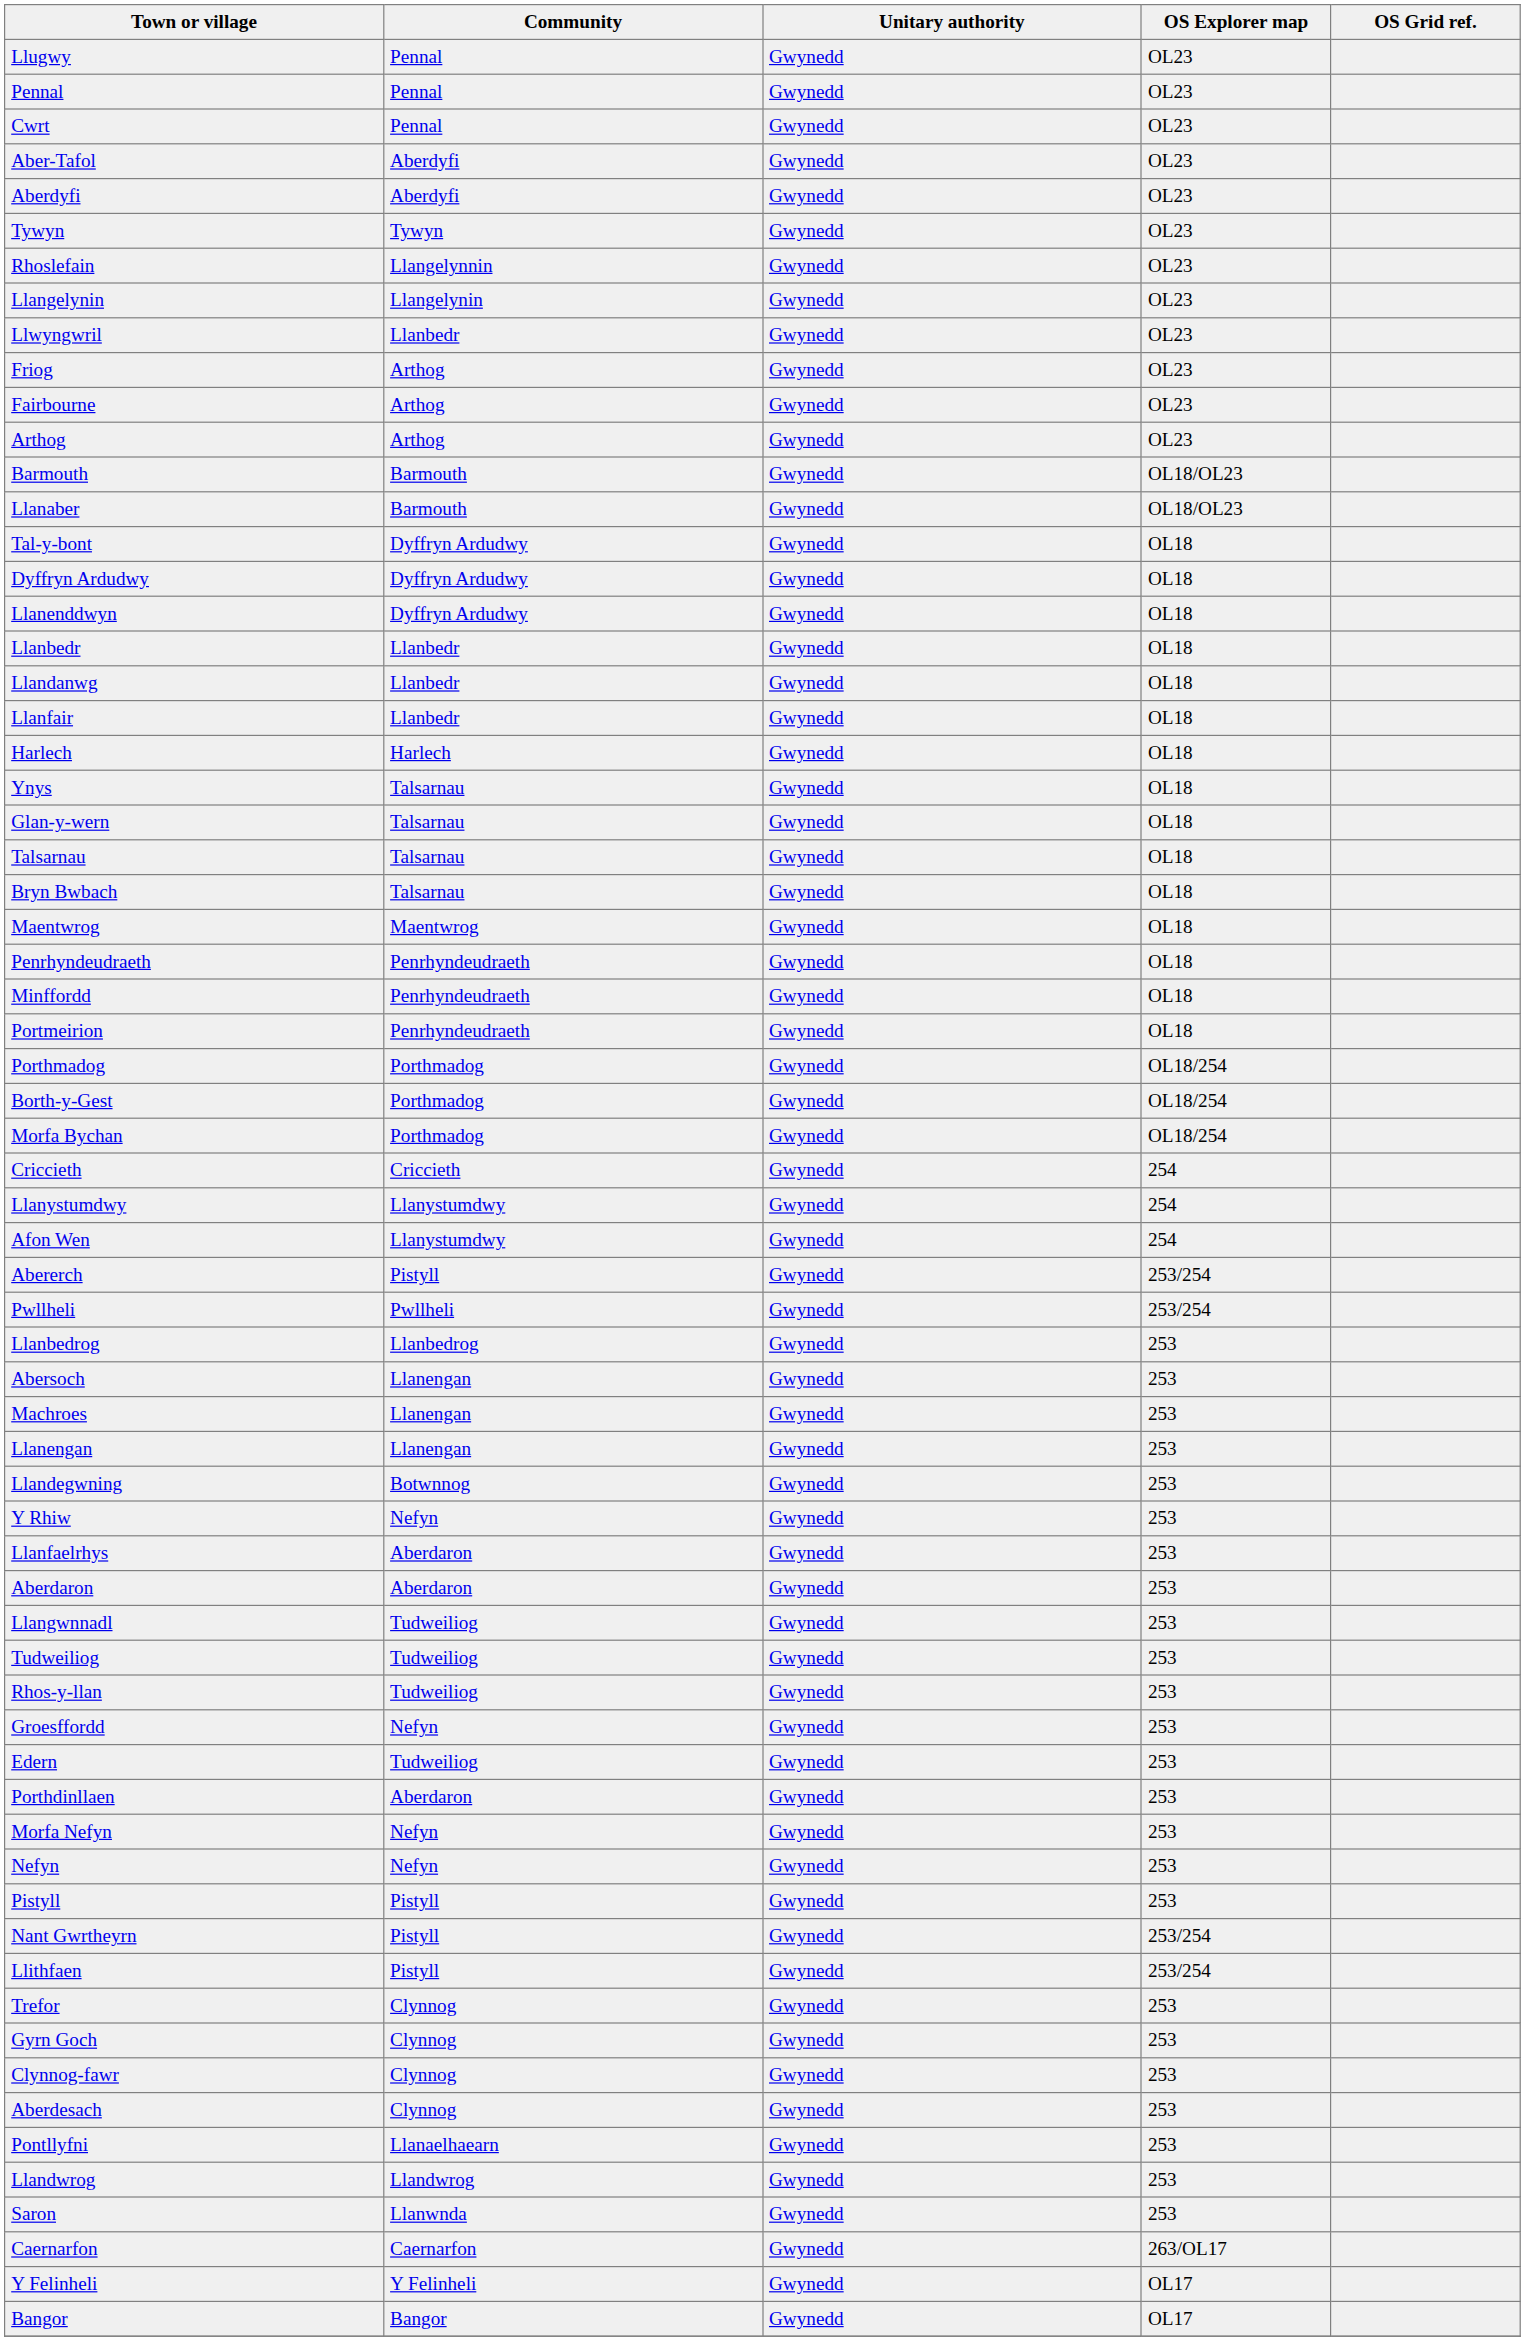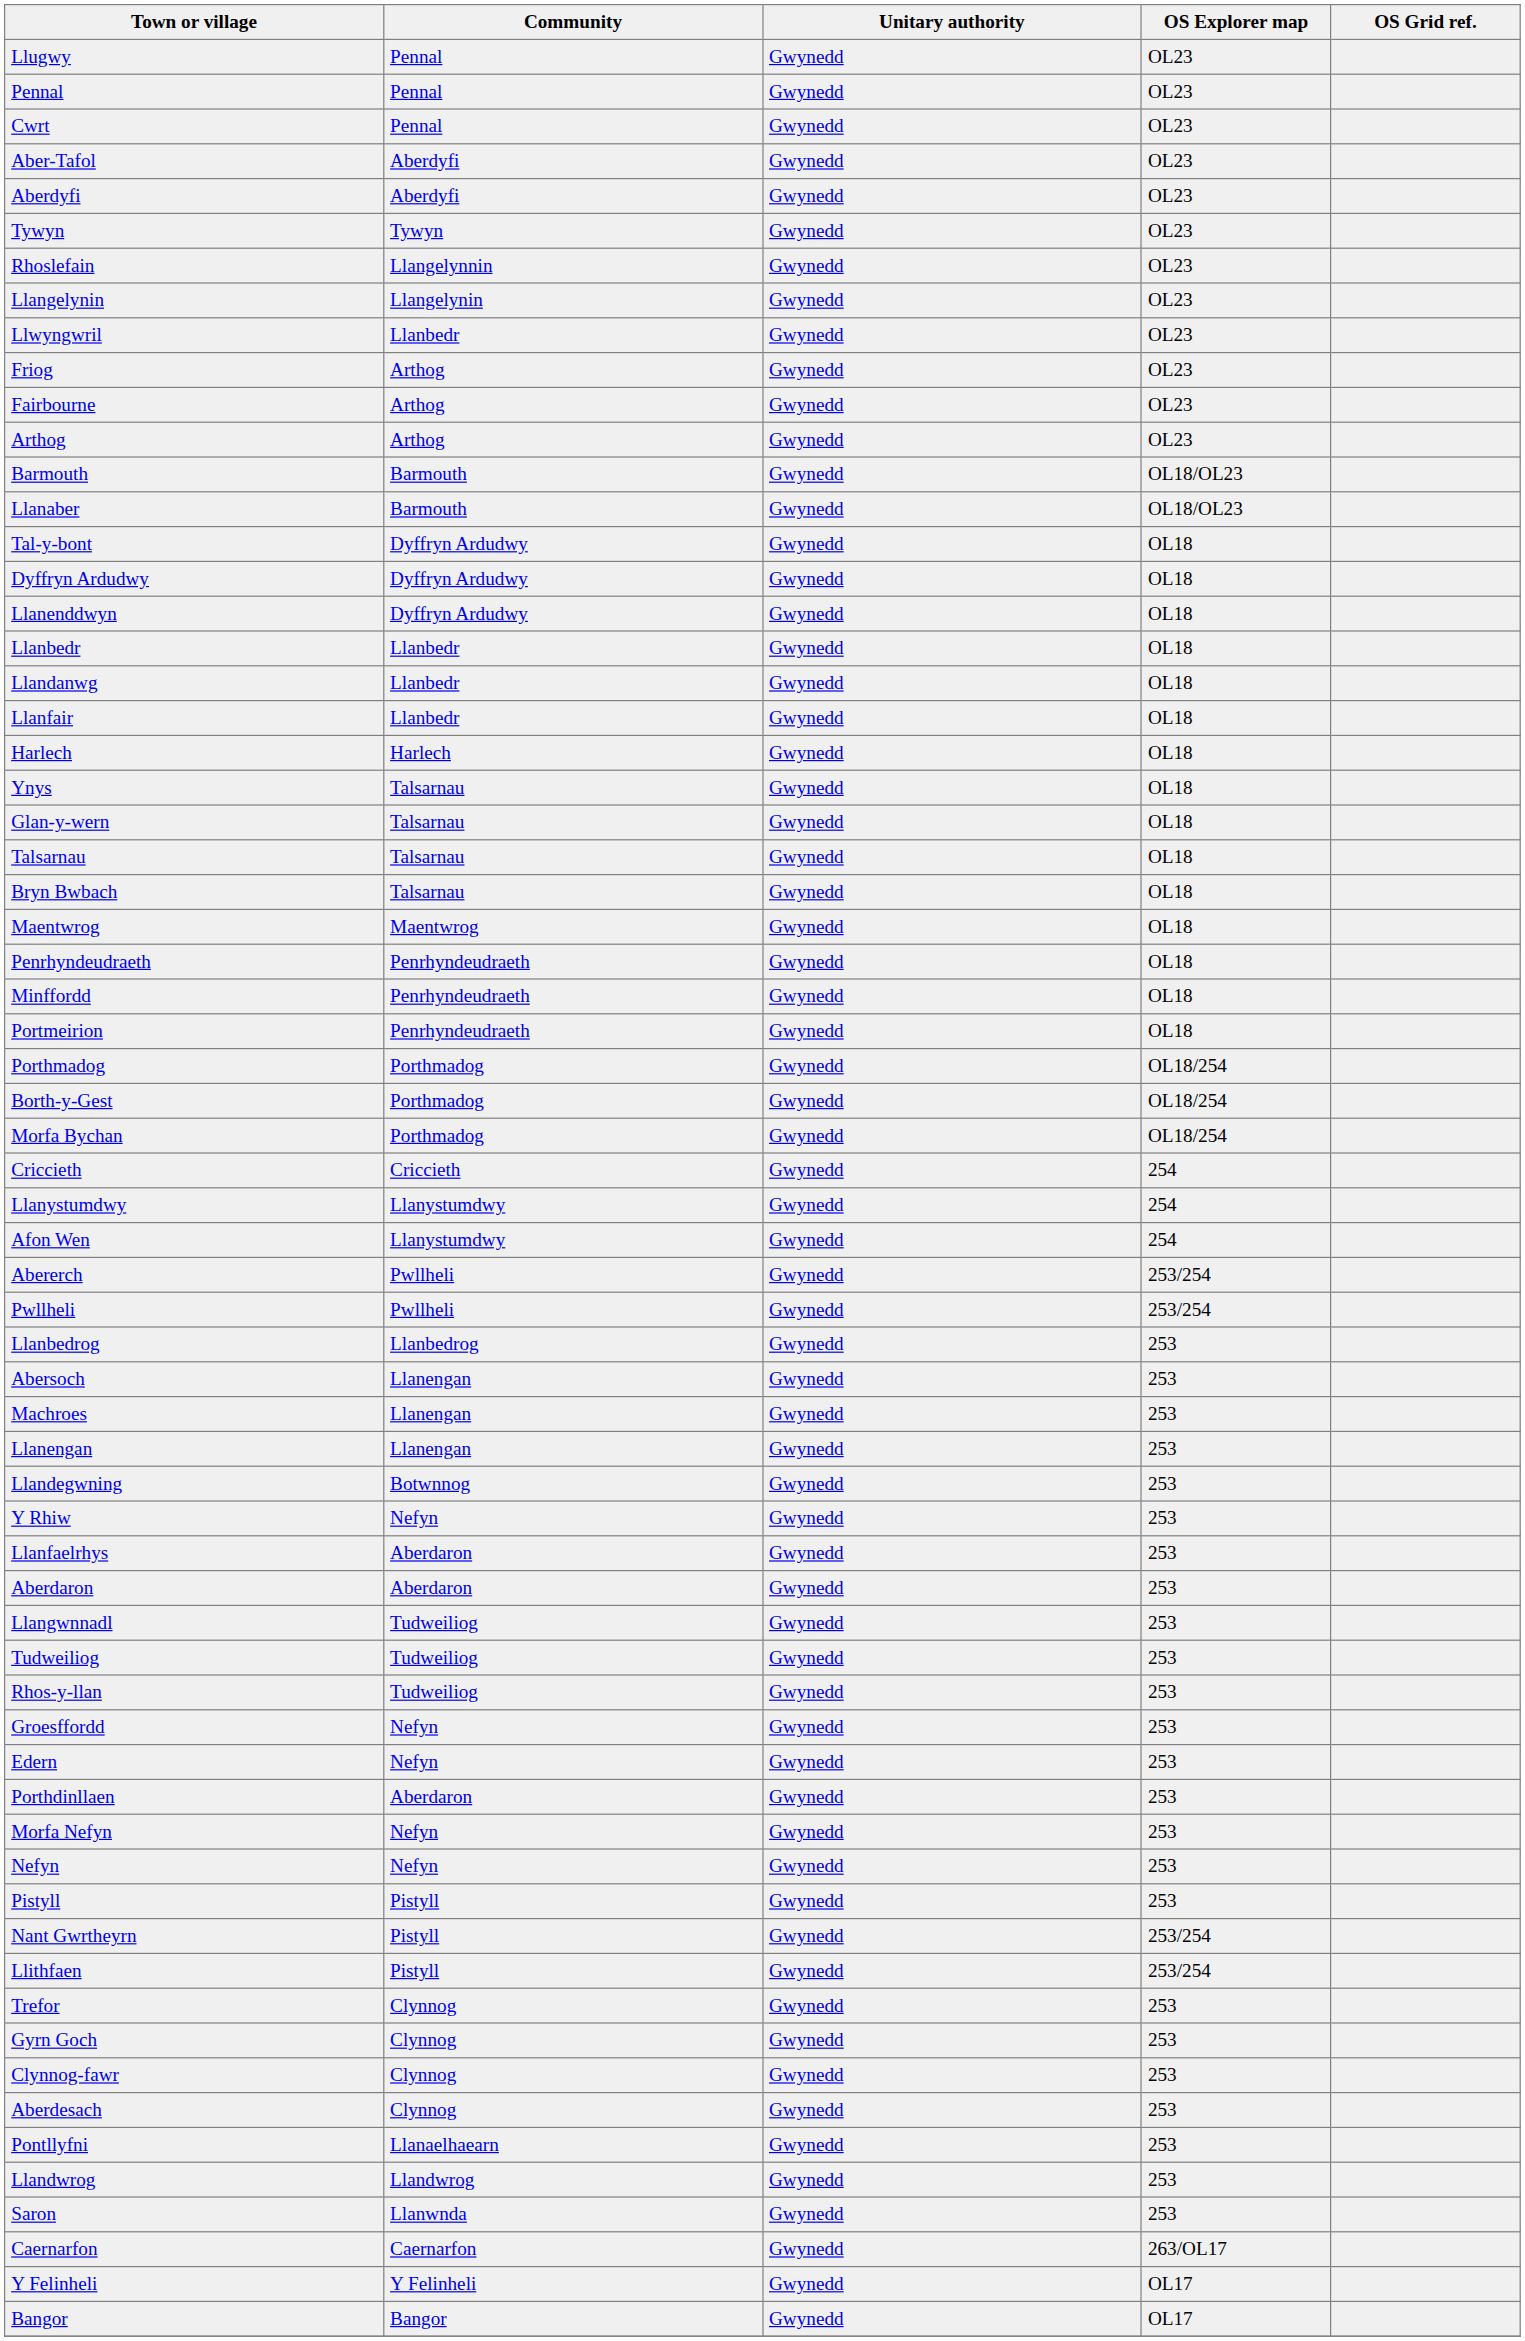(415, 1274) Pistyll -> (422, 1274) Pwllheli
(434, 1761) Tudweiliog -> (414, 1761) Nefyn
